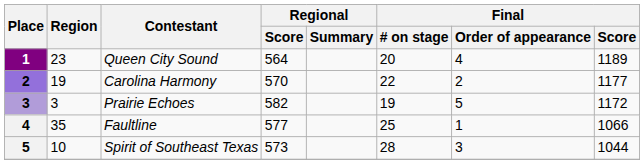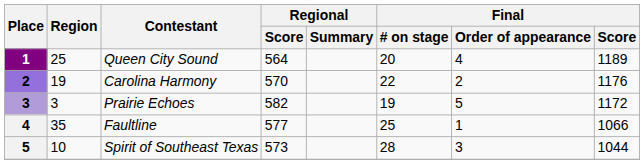(58, 59) 23 -> (58, 59) 25
(612, 81) 1177 -> (612, 81) 1176
